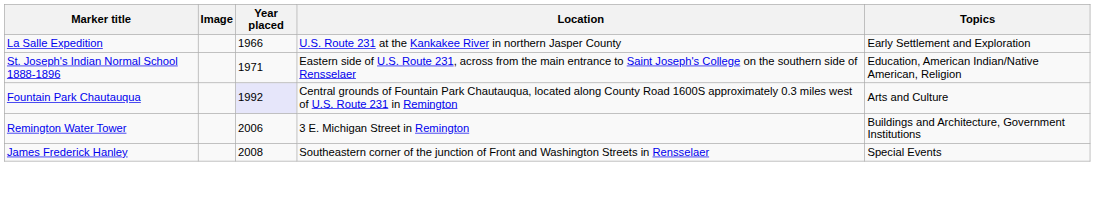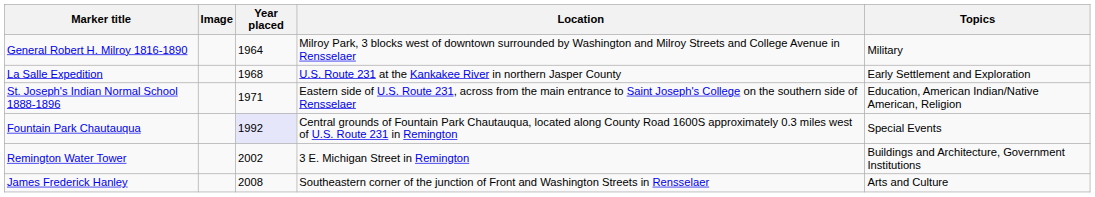+ row: (97, 50)
(251, 43) 1966 -> (251, 74) 1968
(908, 98) Arts and Culture -> (904, 128) Special Events
(251, 128) 2006 -> (251, 158) 2002
(904, 152) Special Events -> (908, 182) Arts and Culture
